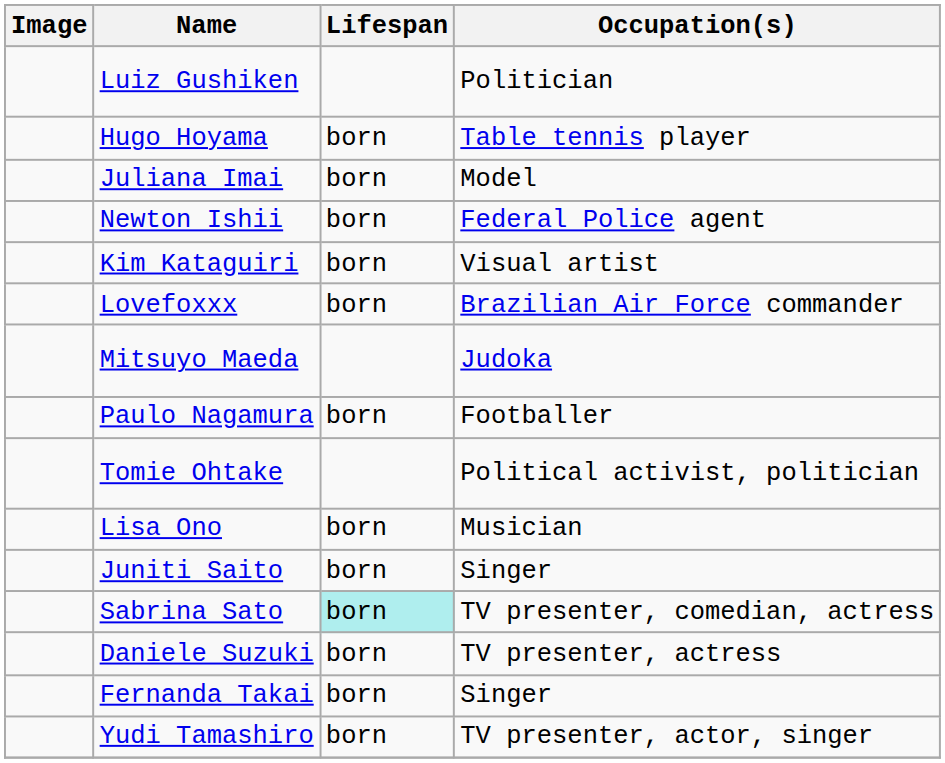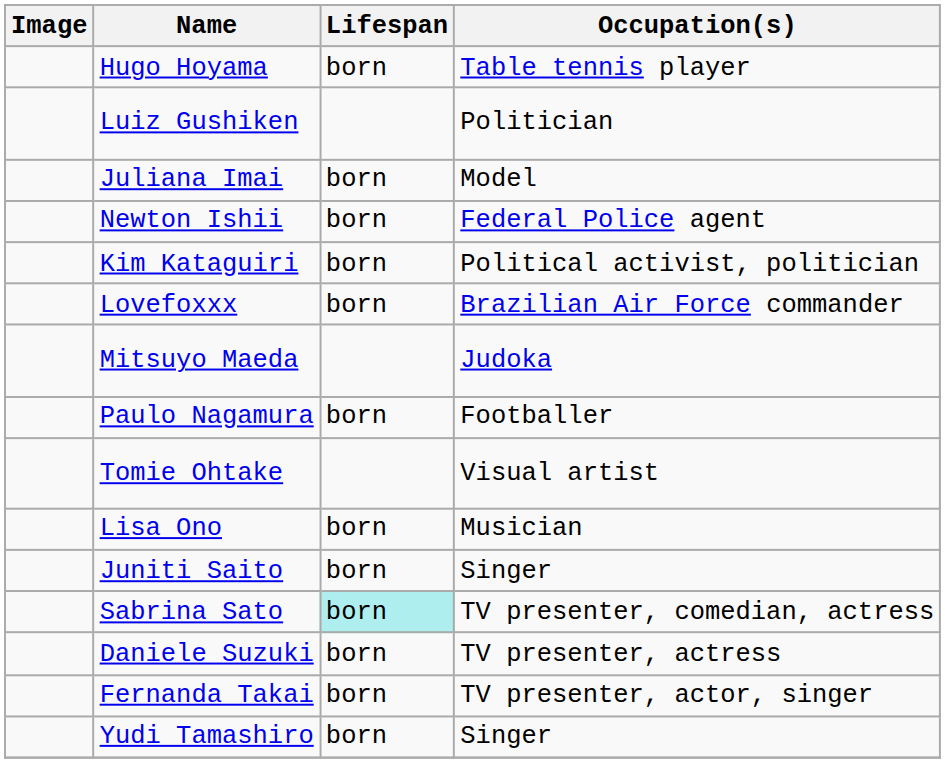rows swapped: (199, 82) <-> (184, 138)
(560, 263) Visual artist -> (690, 263) Political activist, politician
(690, 473) Political activist, politician -> (560, 473) Visual artist
(506, 695) Singer -> (667, 695) TV presenter, actor, singer
(667, 737) TV presenter, actor, singer -> (506, 737) Singer
